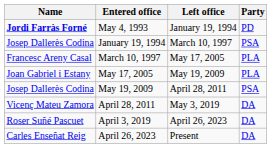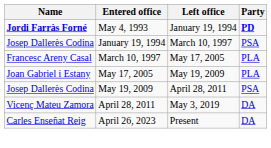(247, 27) normal -> (248, 27) bold
- row: (124, 120)
